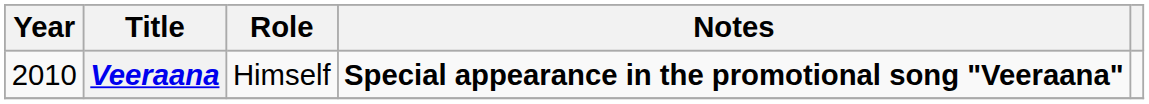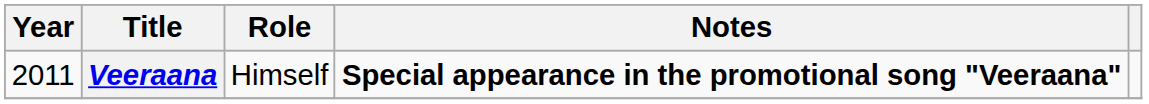(44, 74) 2010 -> (43, 74) 2011
